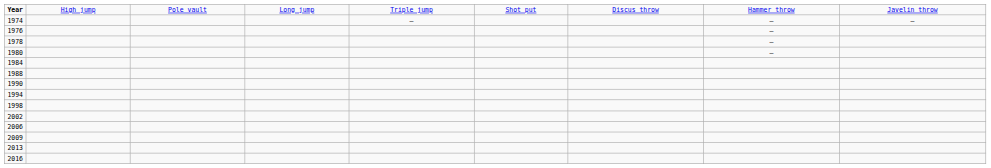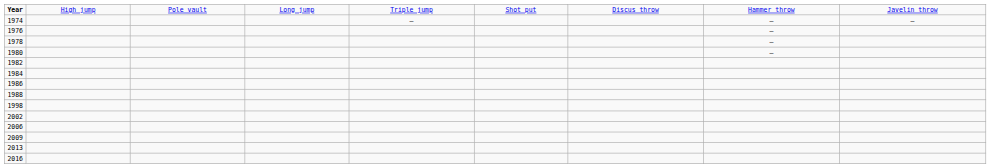+ row: (15, 63)
+ row: (15, 84)
- row: (15, 84)
- row: (15, 95)
